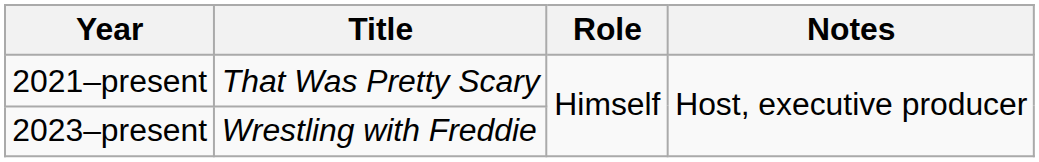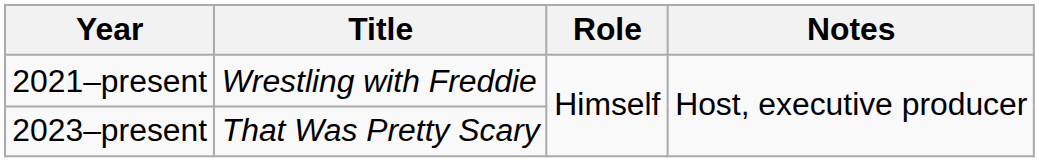(381, 80) That Was Pretty Scary -> (379, 80) Wrestling with Freddie
(379, 130) Wrestling with Freddie -> (381, 130) That Was Pretty Scary
